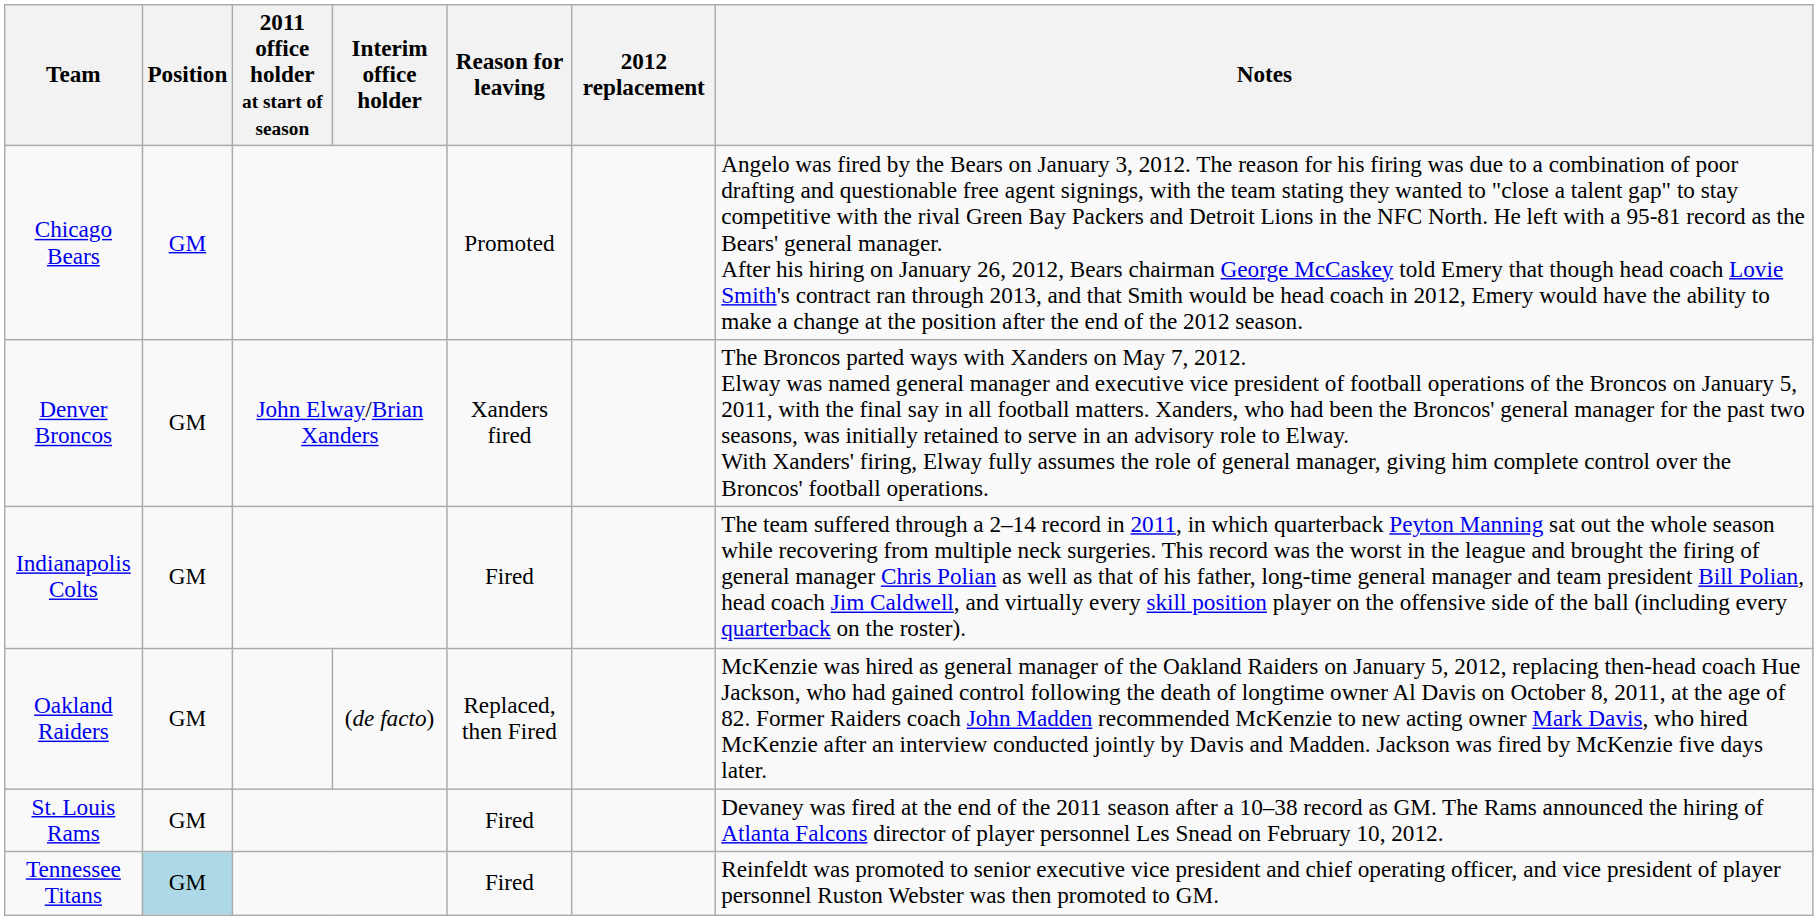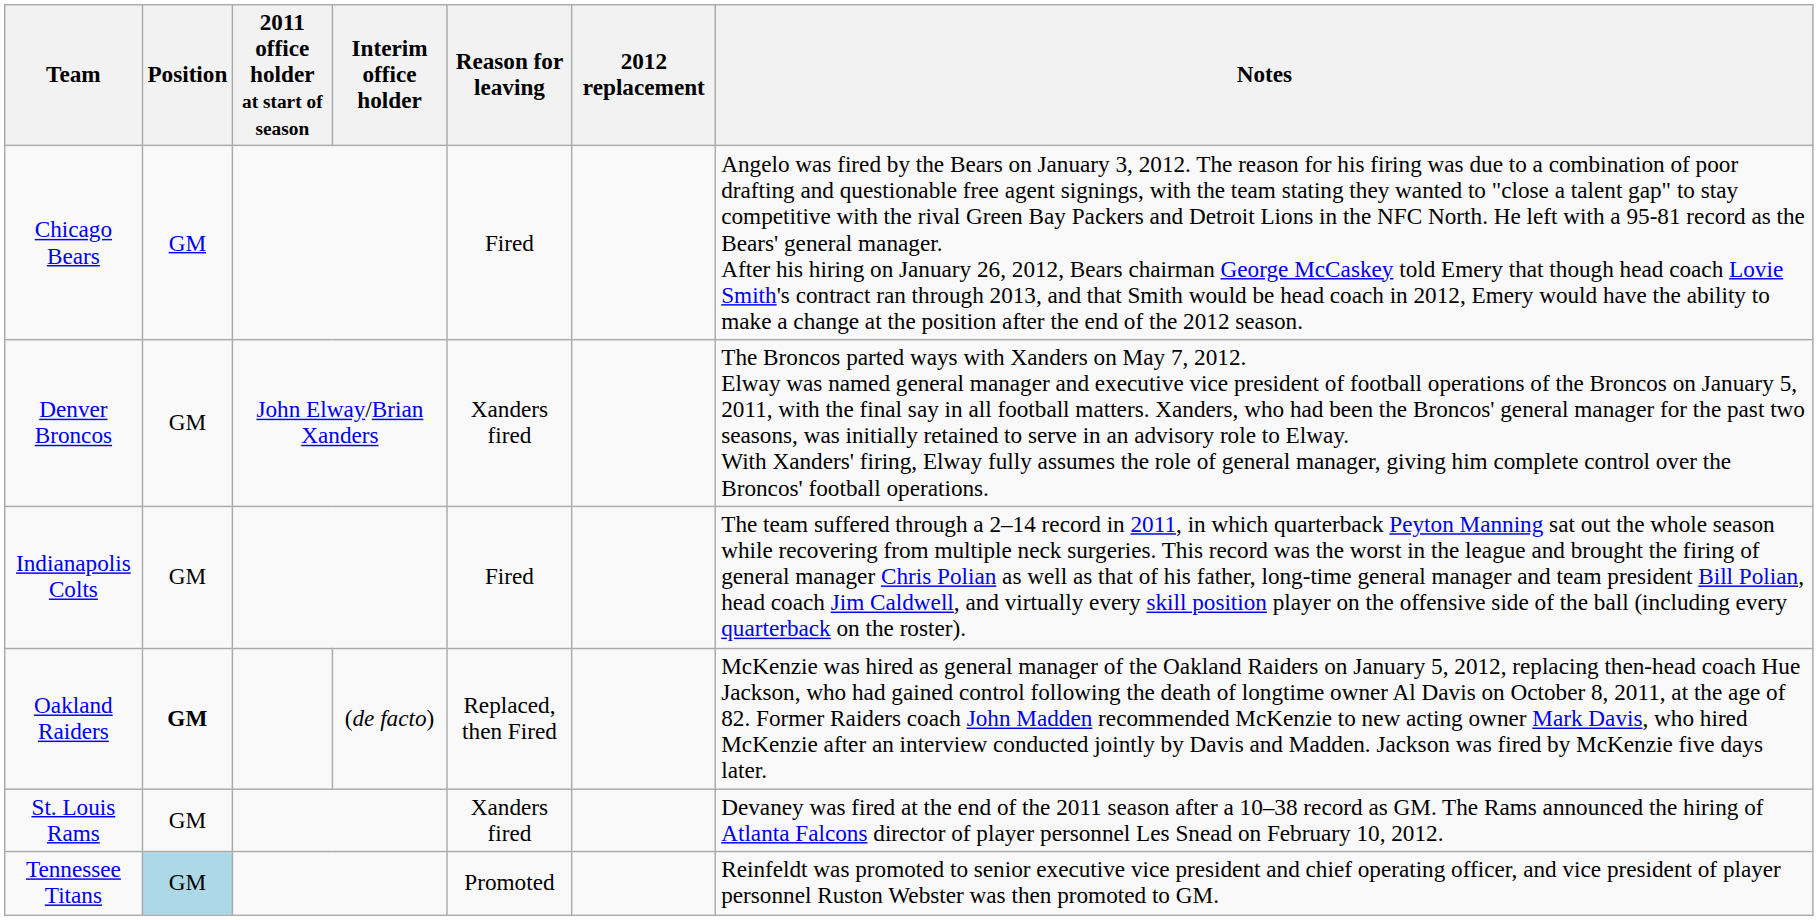(509, 242) Promoted -> (509, 242) Fired
(187, 718) normal -> (187, 718) bold
(509, 820) Fired -> (509, 820) Xanders fired
(509, 883) Fired -> (509, 883) Promoted
